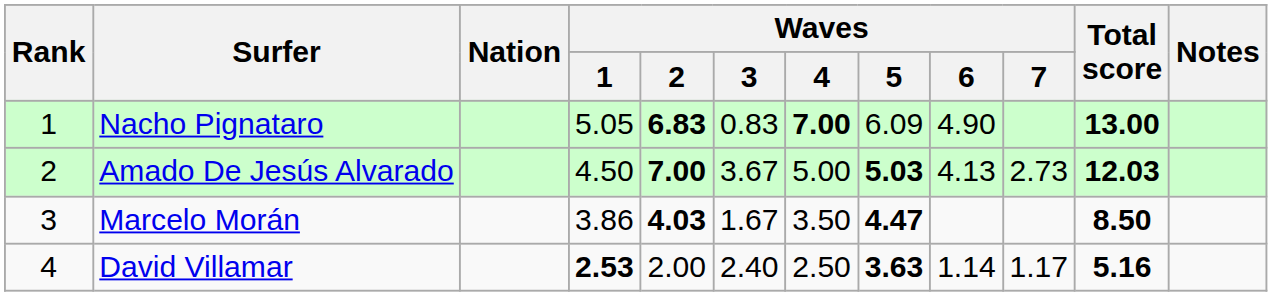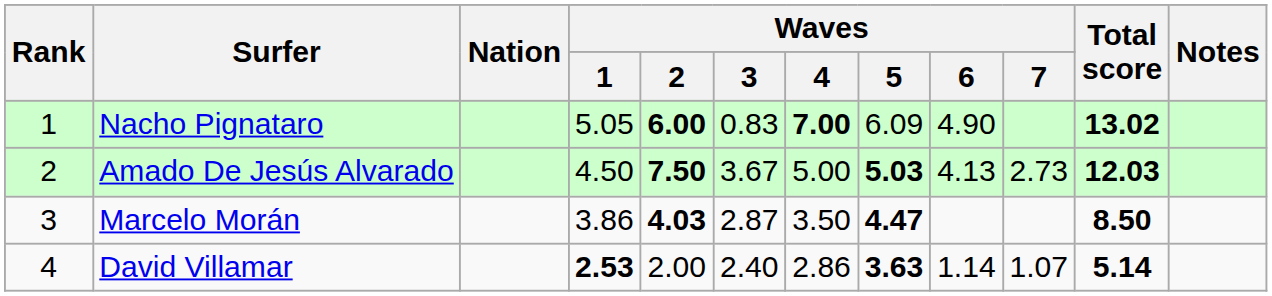(677, 123) 6.83 -> (677, 123) 6.00
(1122, 123) 13.00 -> (1122, 123) 13.02
(677, 171) 7.00 -> (677, 171) 7.50
(749, 219) 1.67 -> (749, 219) 2.87
(822, 266) 2.50 -> (822, 266) 2.86
(1039, 266) 1.17 -> (1039, 266) 1.07
(1122, 266) 5.16 -> (1122, 266) 5.14
